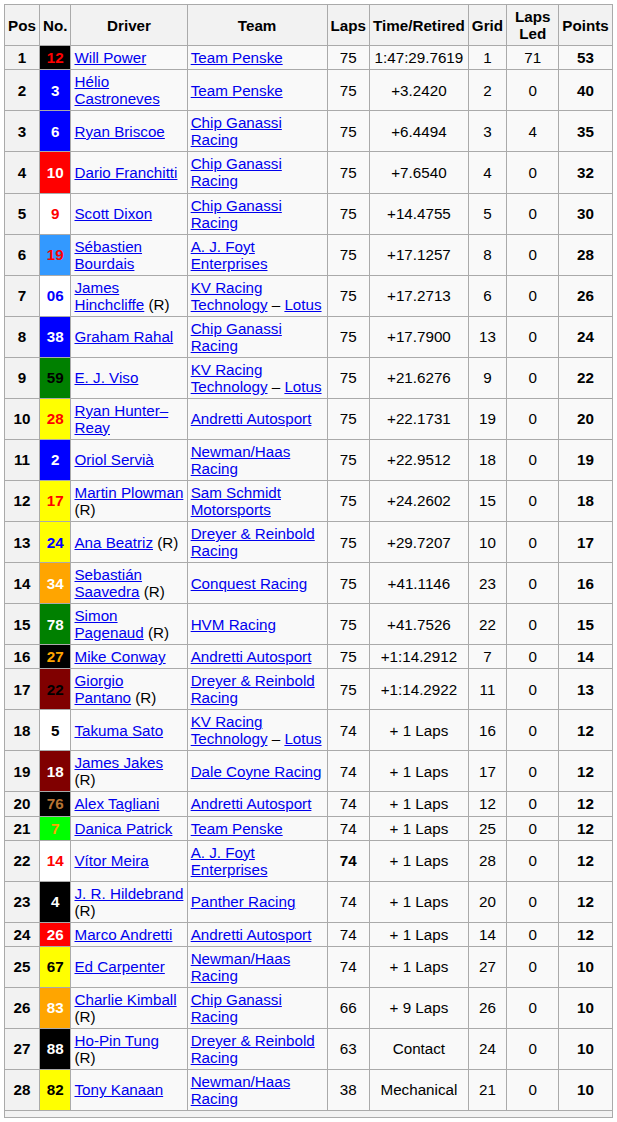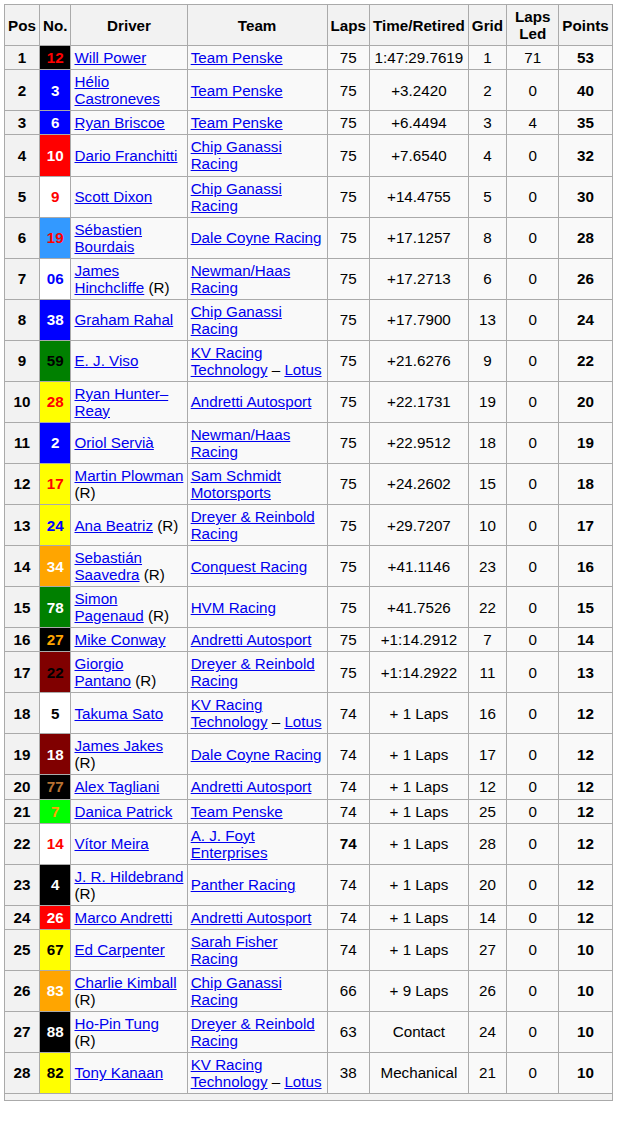(236, 131) Chip Ganassi Racing -> (237, 123) Team Penske
(229, 255) A. J. Foyt Enterprises -> (256, 238) Dale Coyne Racing
(256, 296) KV Racing Technology – Lotus -> (240, 279) Newman/Haas Racing
(55, 804) 76 -> (55, 787) 77
(240, 967) Newman/Haas Racing -> (234, 950) Sarah Fisher Racing
(240, 1090) Newman/Haas Racing -> (256, 1073) KV Racing Technology – Lotus
